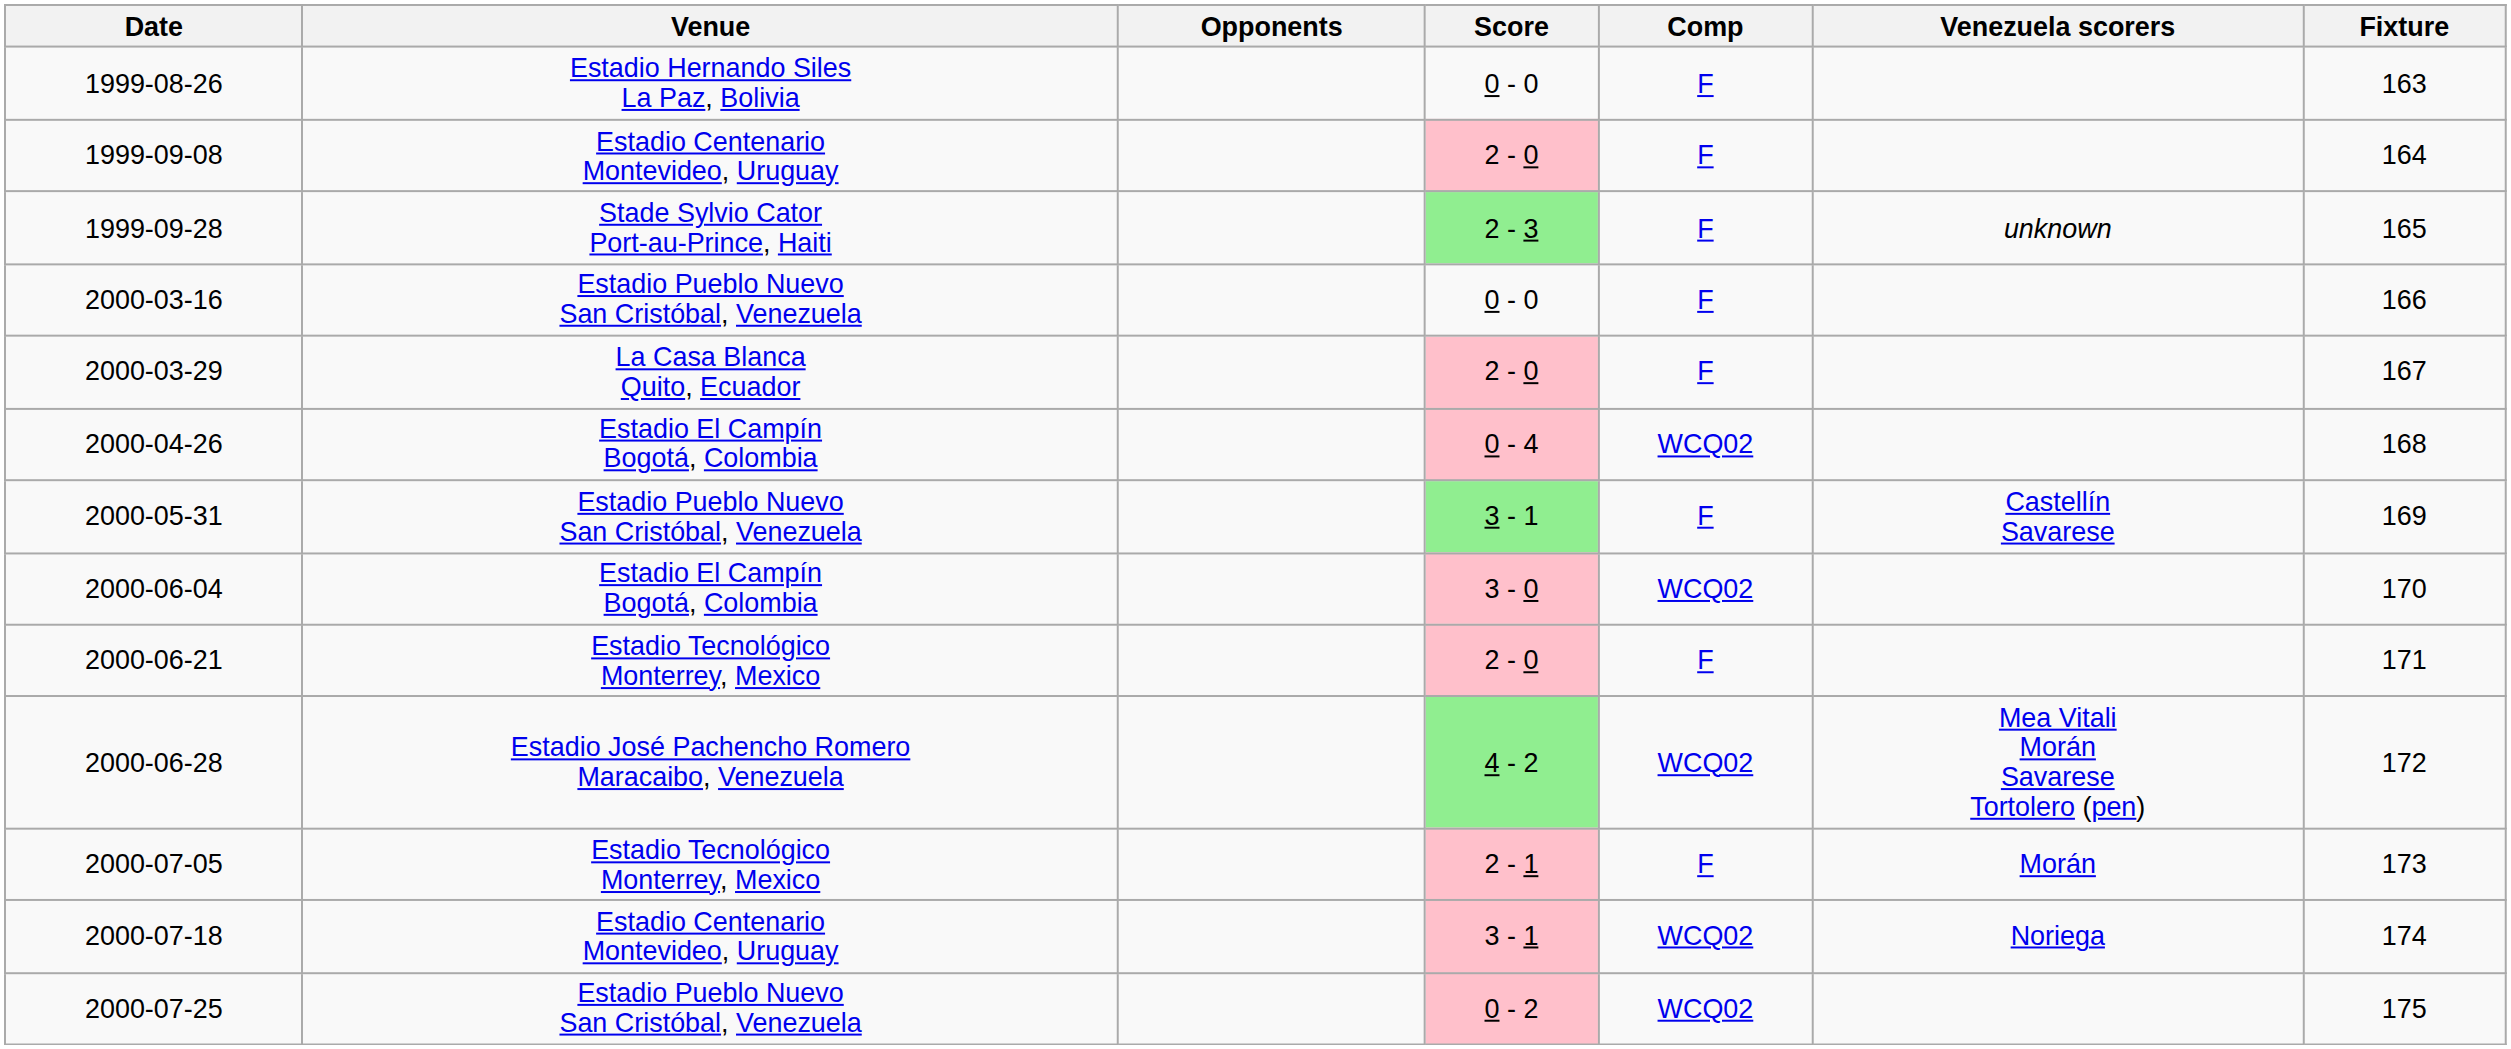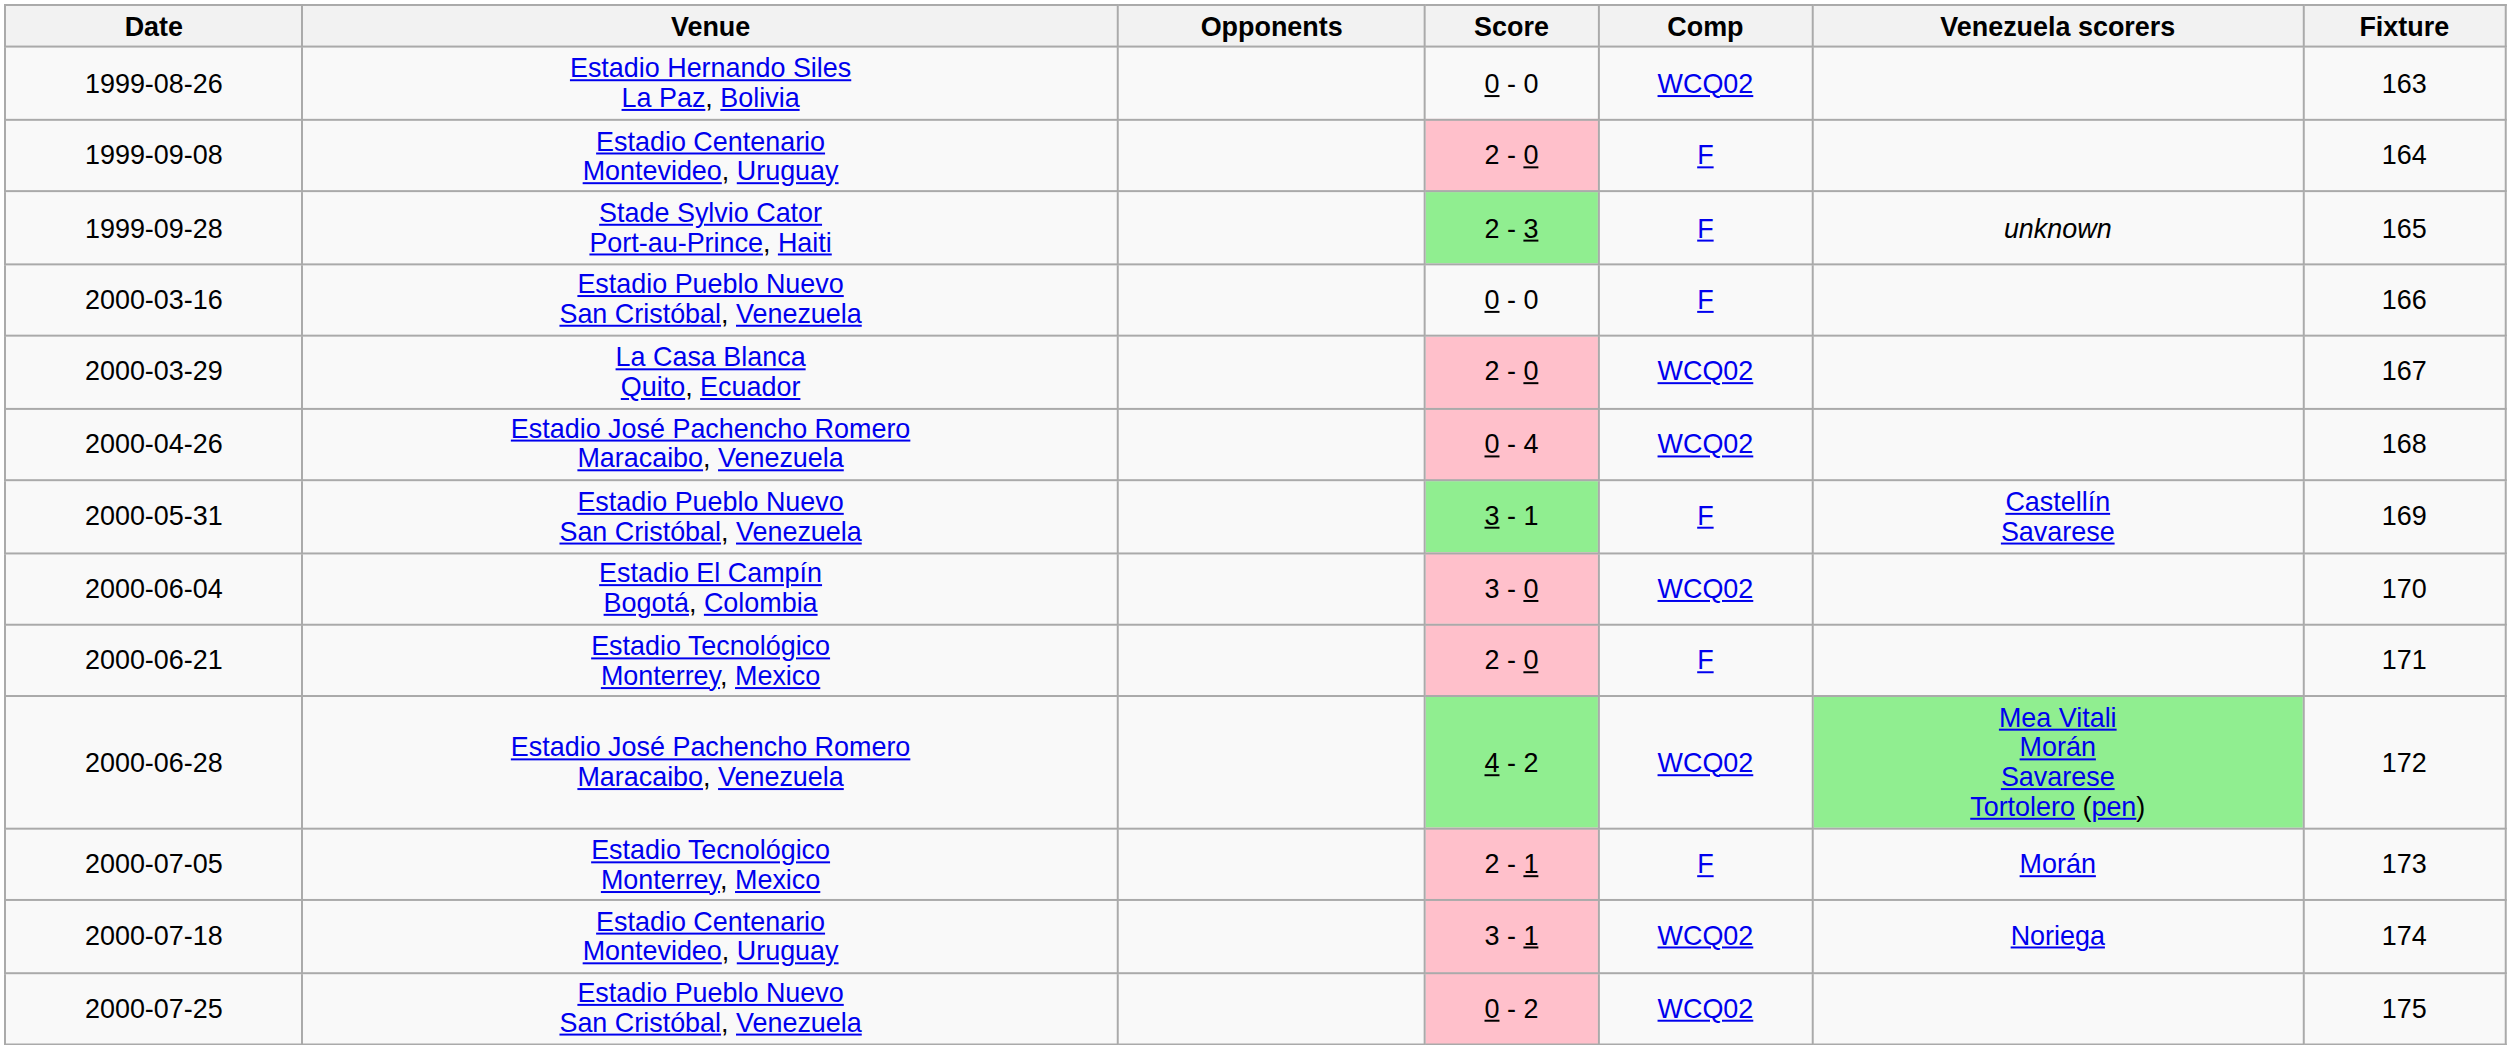(1705, 83) F -> (1705, 83) WCQ02
(1705, 372) F -> (1705, 372) WCQ02
(711, 444) Estadio El Campín Bogotá, Colombia -> (711, 444) Estadio José Pachencho Romero Maracaibo, Venezuela
(2058, 762) no background -> (2058, 762) lightgreen background
